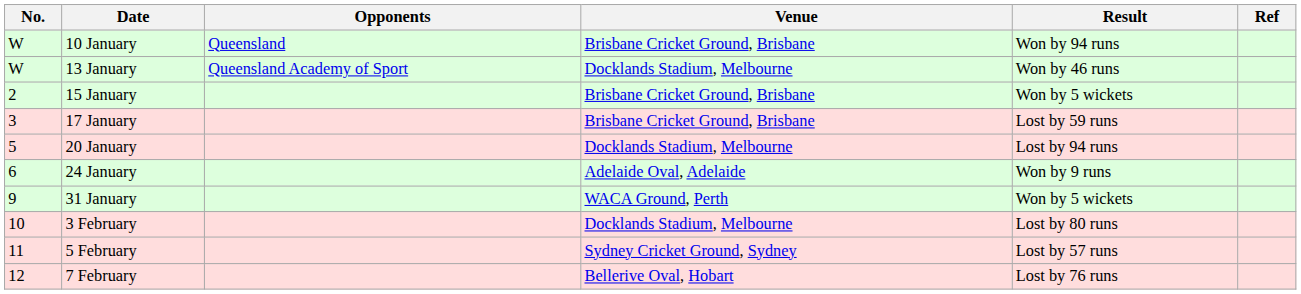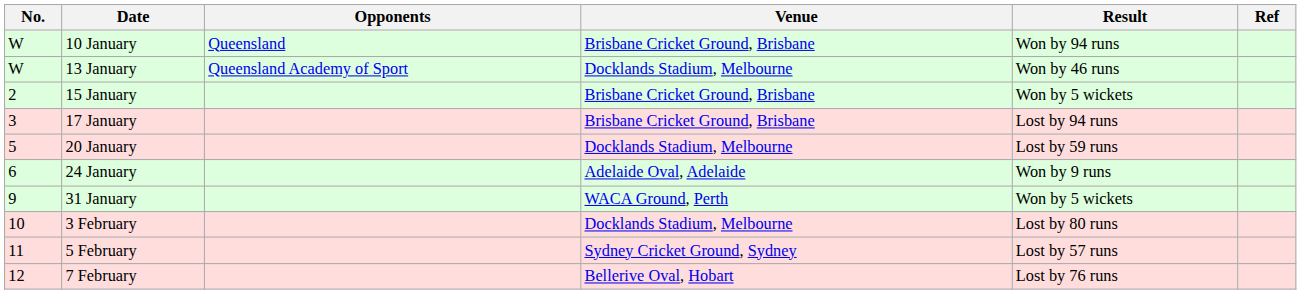(1067, 120) Lost by 59 runs -> (1067, 120) Lost by 94 runs
(1067, 146) Lost by 94 runs -> (1067, 146) Lost by 59 runs
